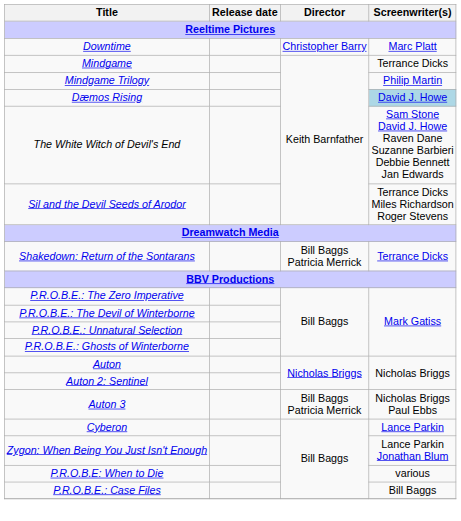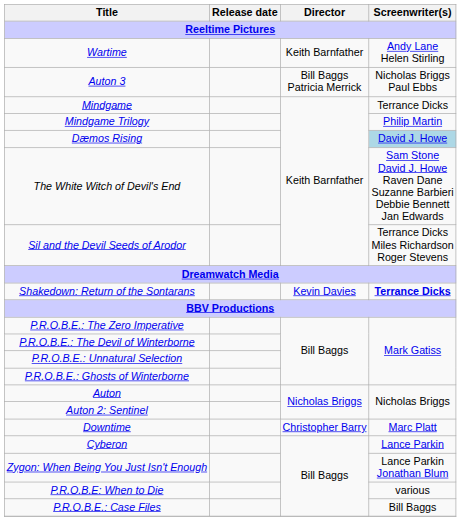+ row: (107, 53)
rows swapped: (107, 47) <-> (107, 404)
(325, 256) Bill Baggs Patricia Merrick -> (325, 291) Kevin Davies
(413, 256) normal -> (413, 291) bold
